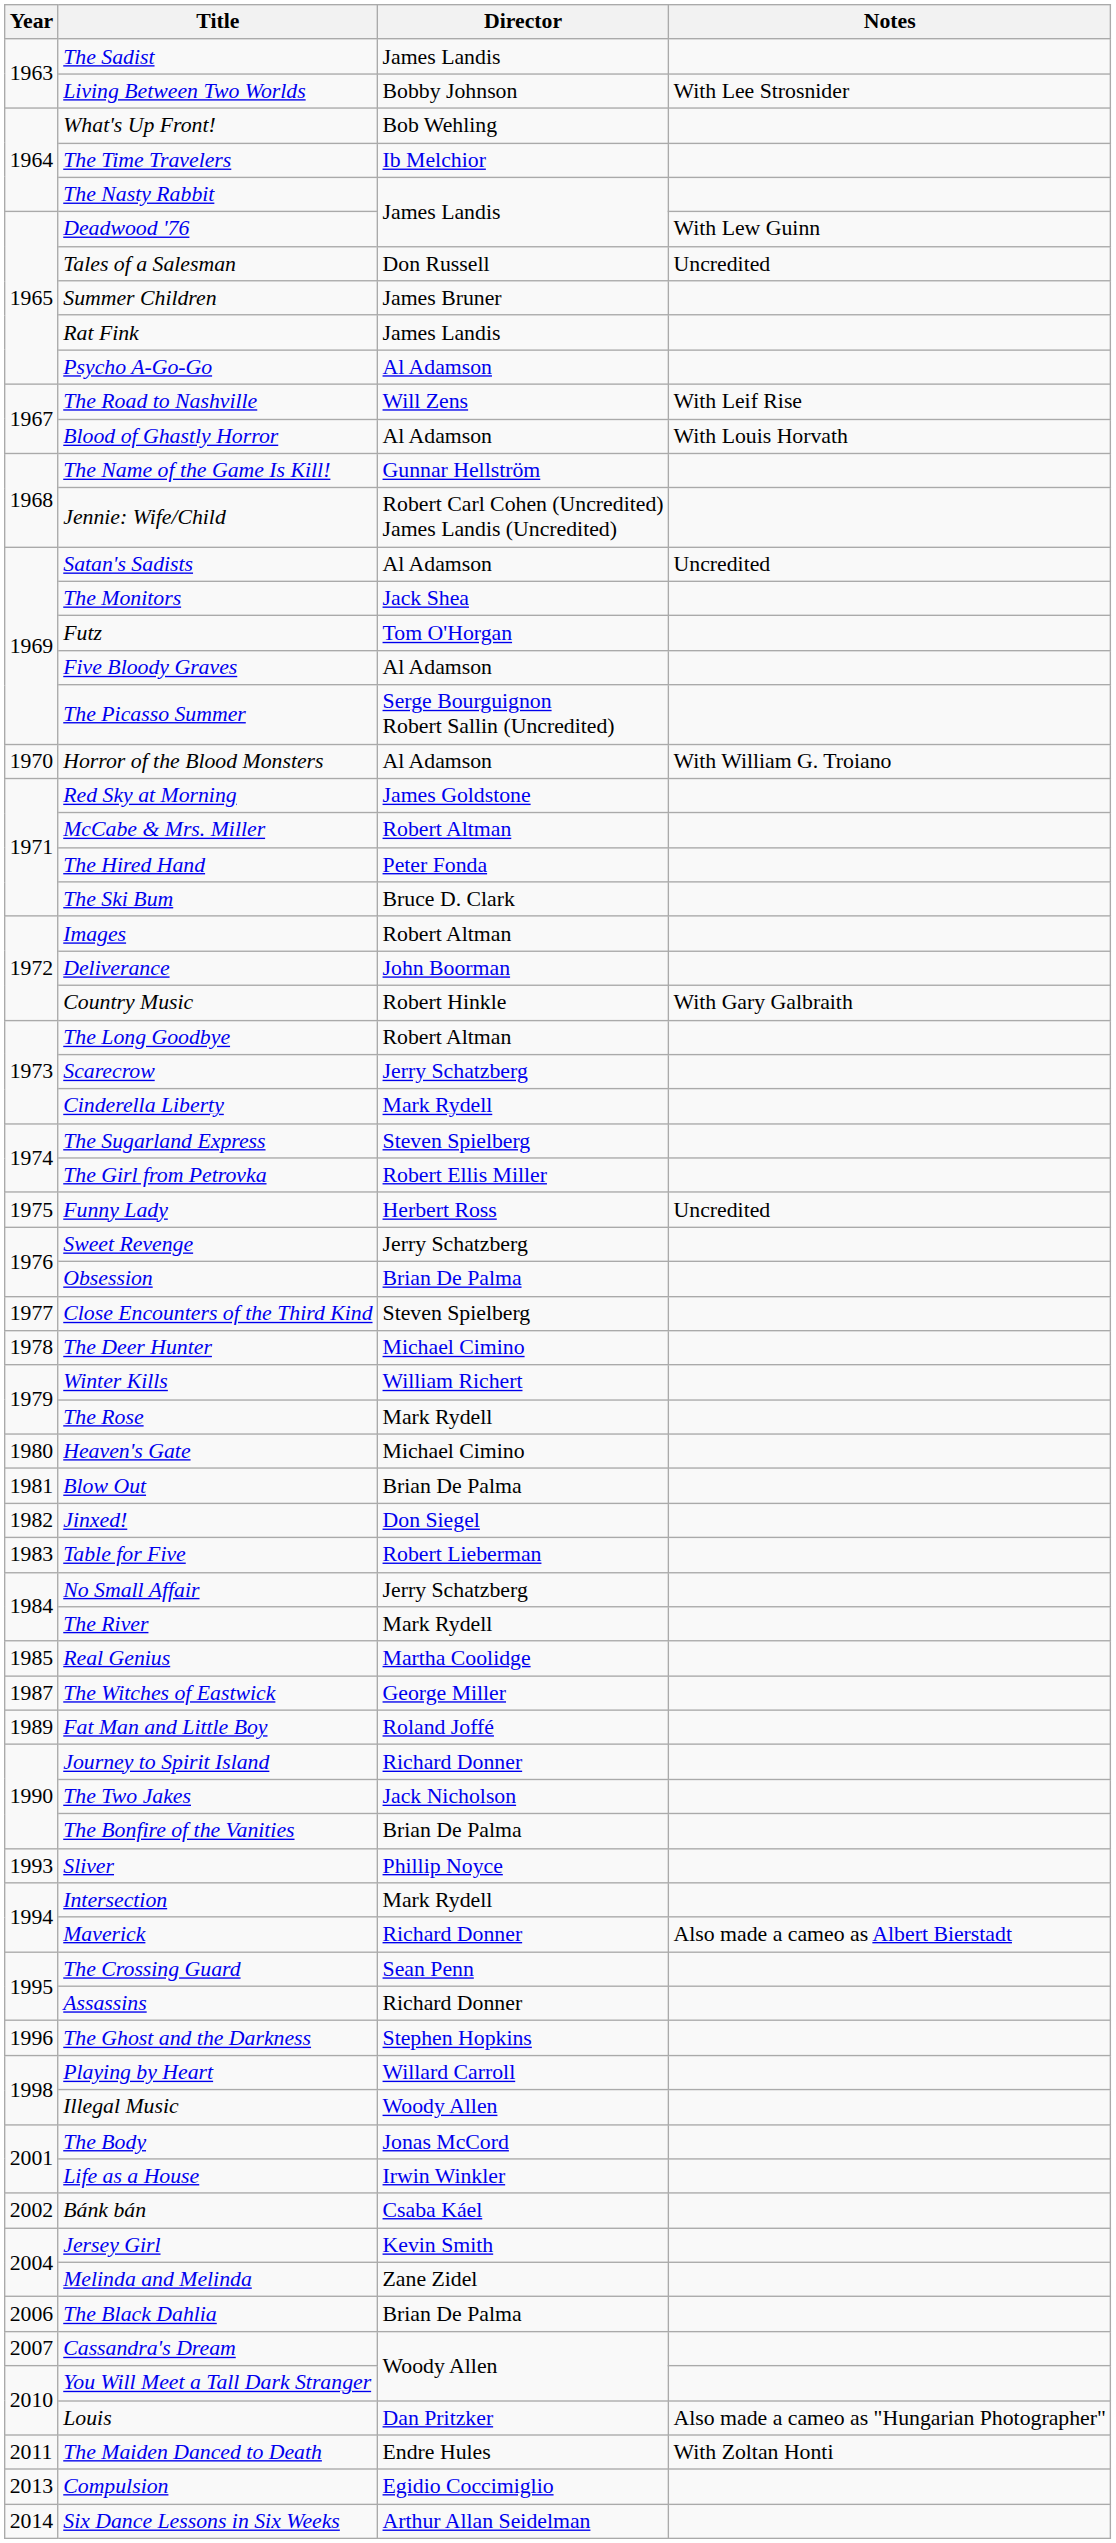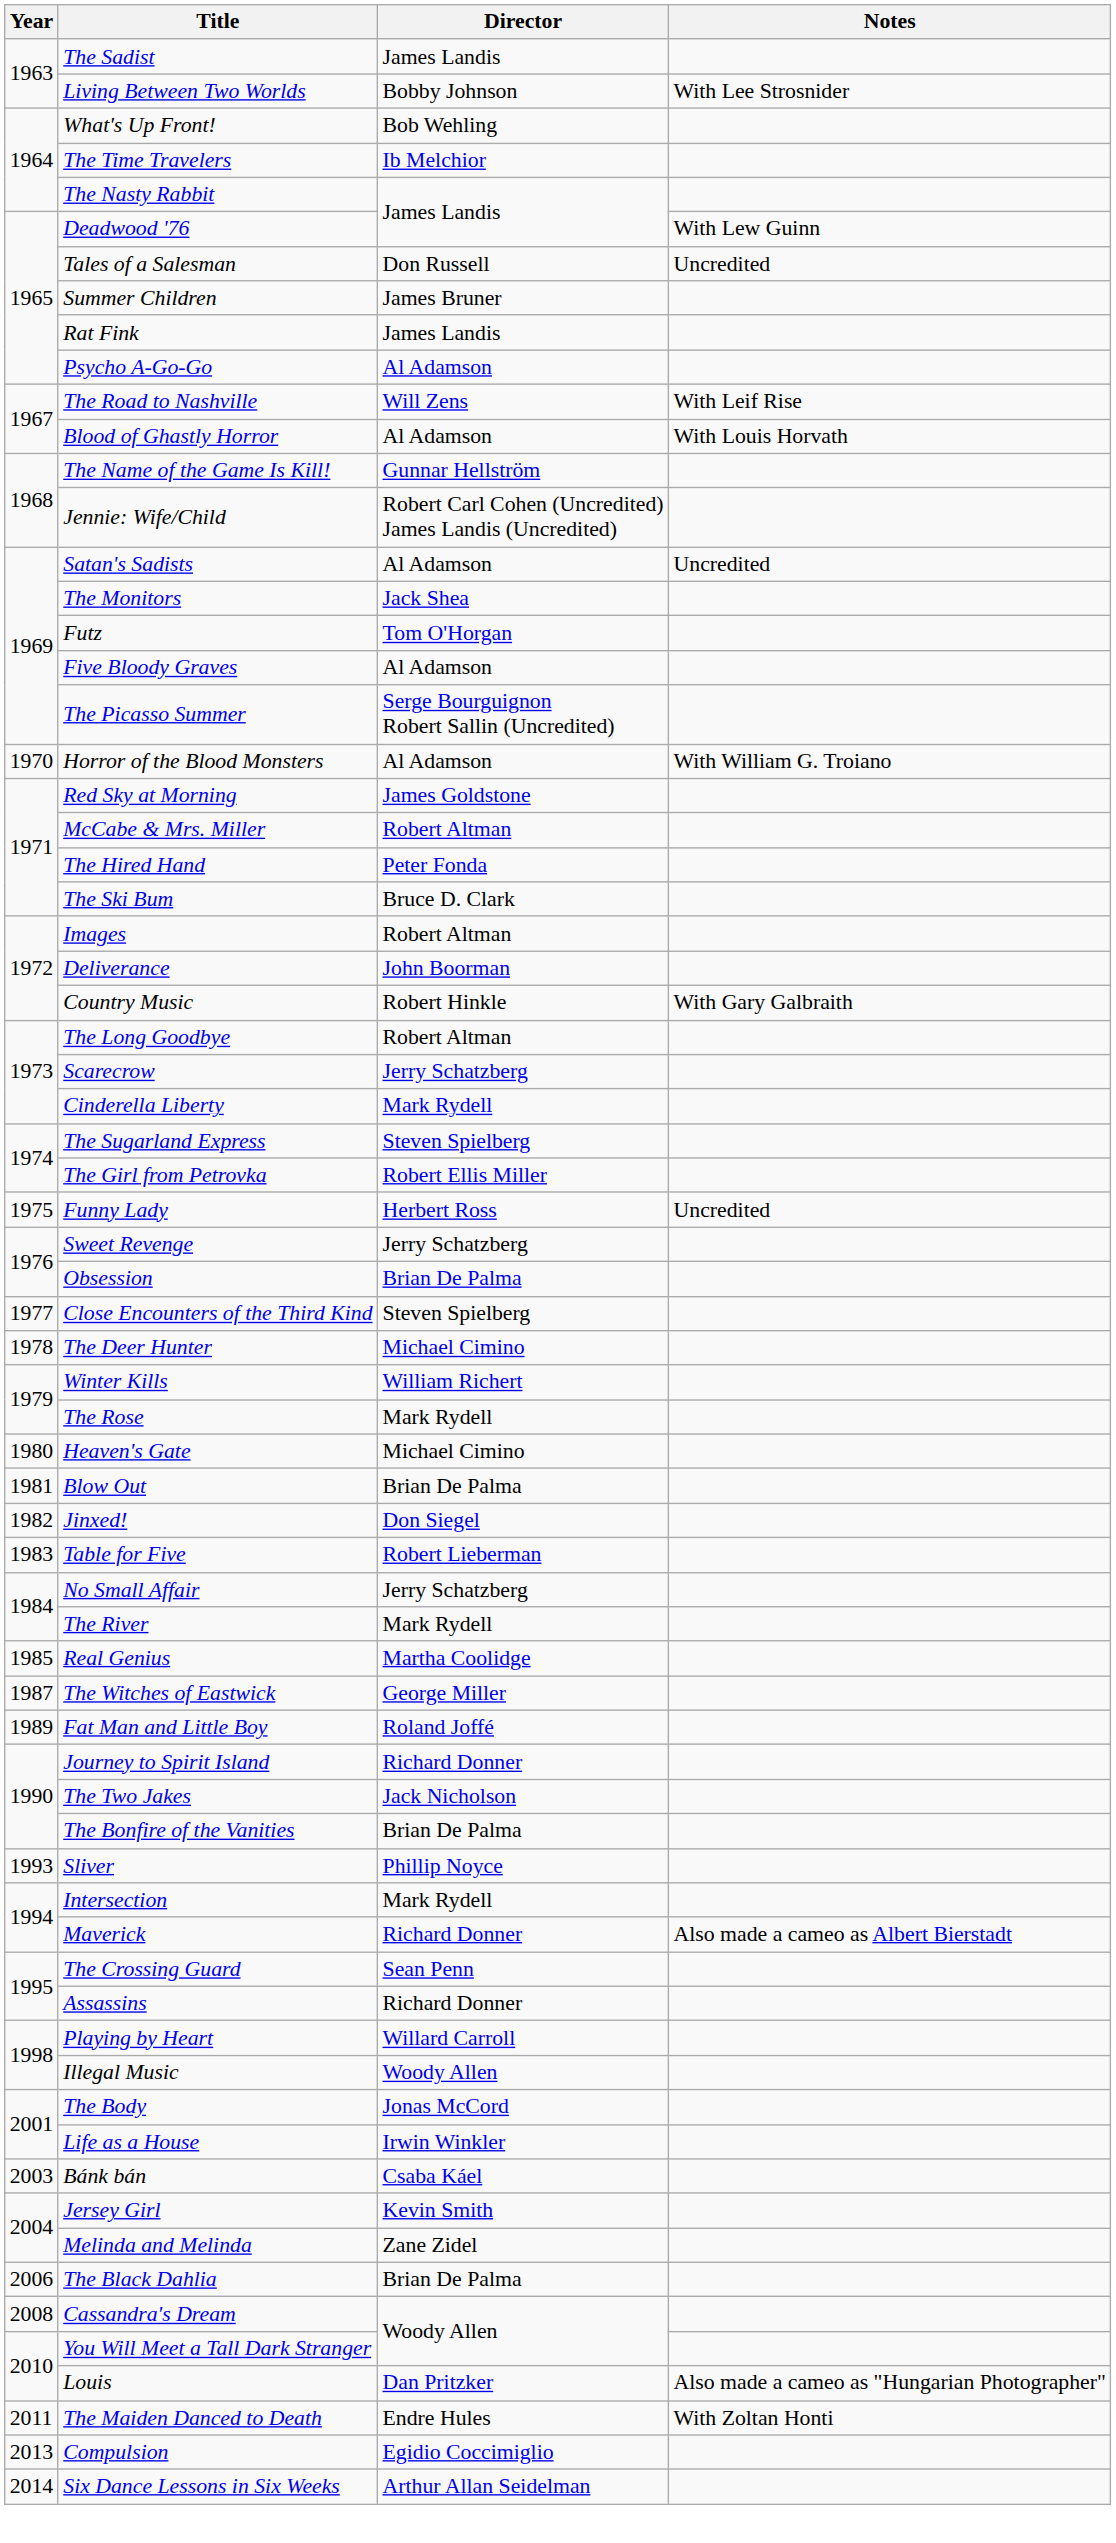- row: (187, 2037)
(31, 2210) 2002 -> (31, 2175) 2003
(31, 2348) 2007 -> (31, 2313) 2008
